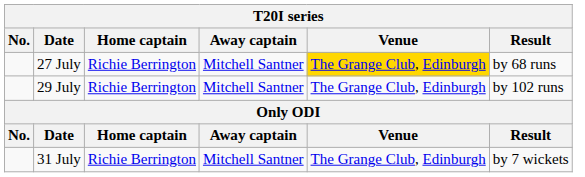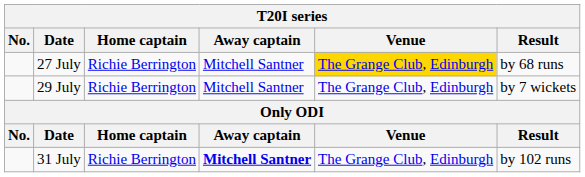(528, 87) by 102 runs -> (538, 87) by 7 wickets
(253, 159) normal -> (257, 159) bold
(531, 159) by 7 wickets -> (536, 159) by 102 runs
